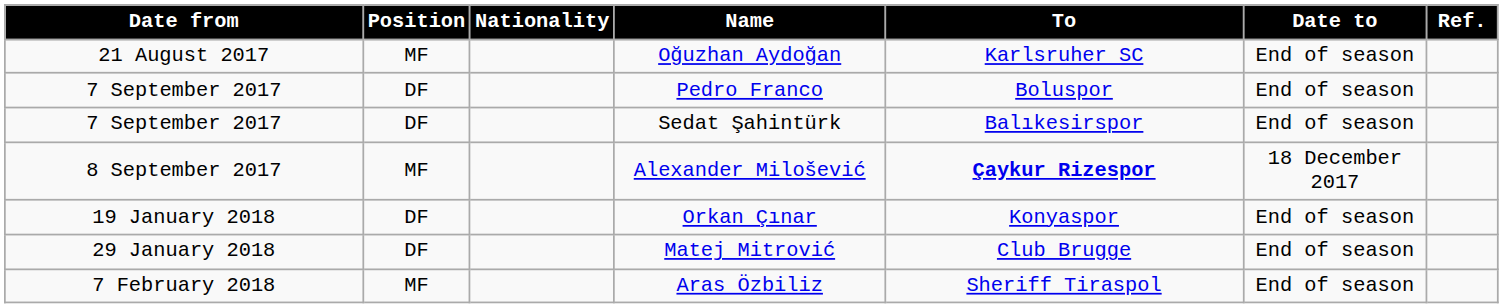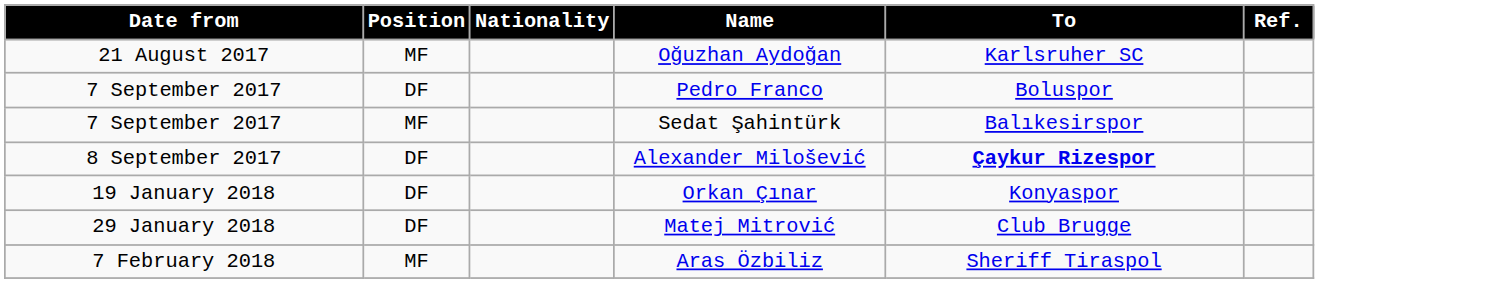- column: (1335, 22)
(416, 124) DF -> (416, 124) MF
(416, 171) MF -> (416, 158) DF
